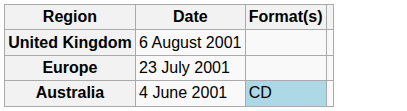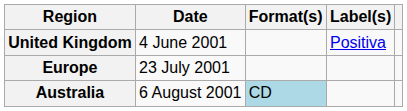+ column: (361, 17)
(190, 42) 6 August 2001 -> (183, 42) 4 June 2001
(183, 93) 4 June 2001 -> (190, 93) 6 August 2001
